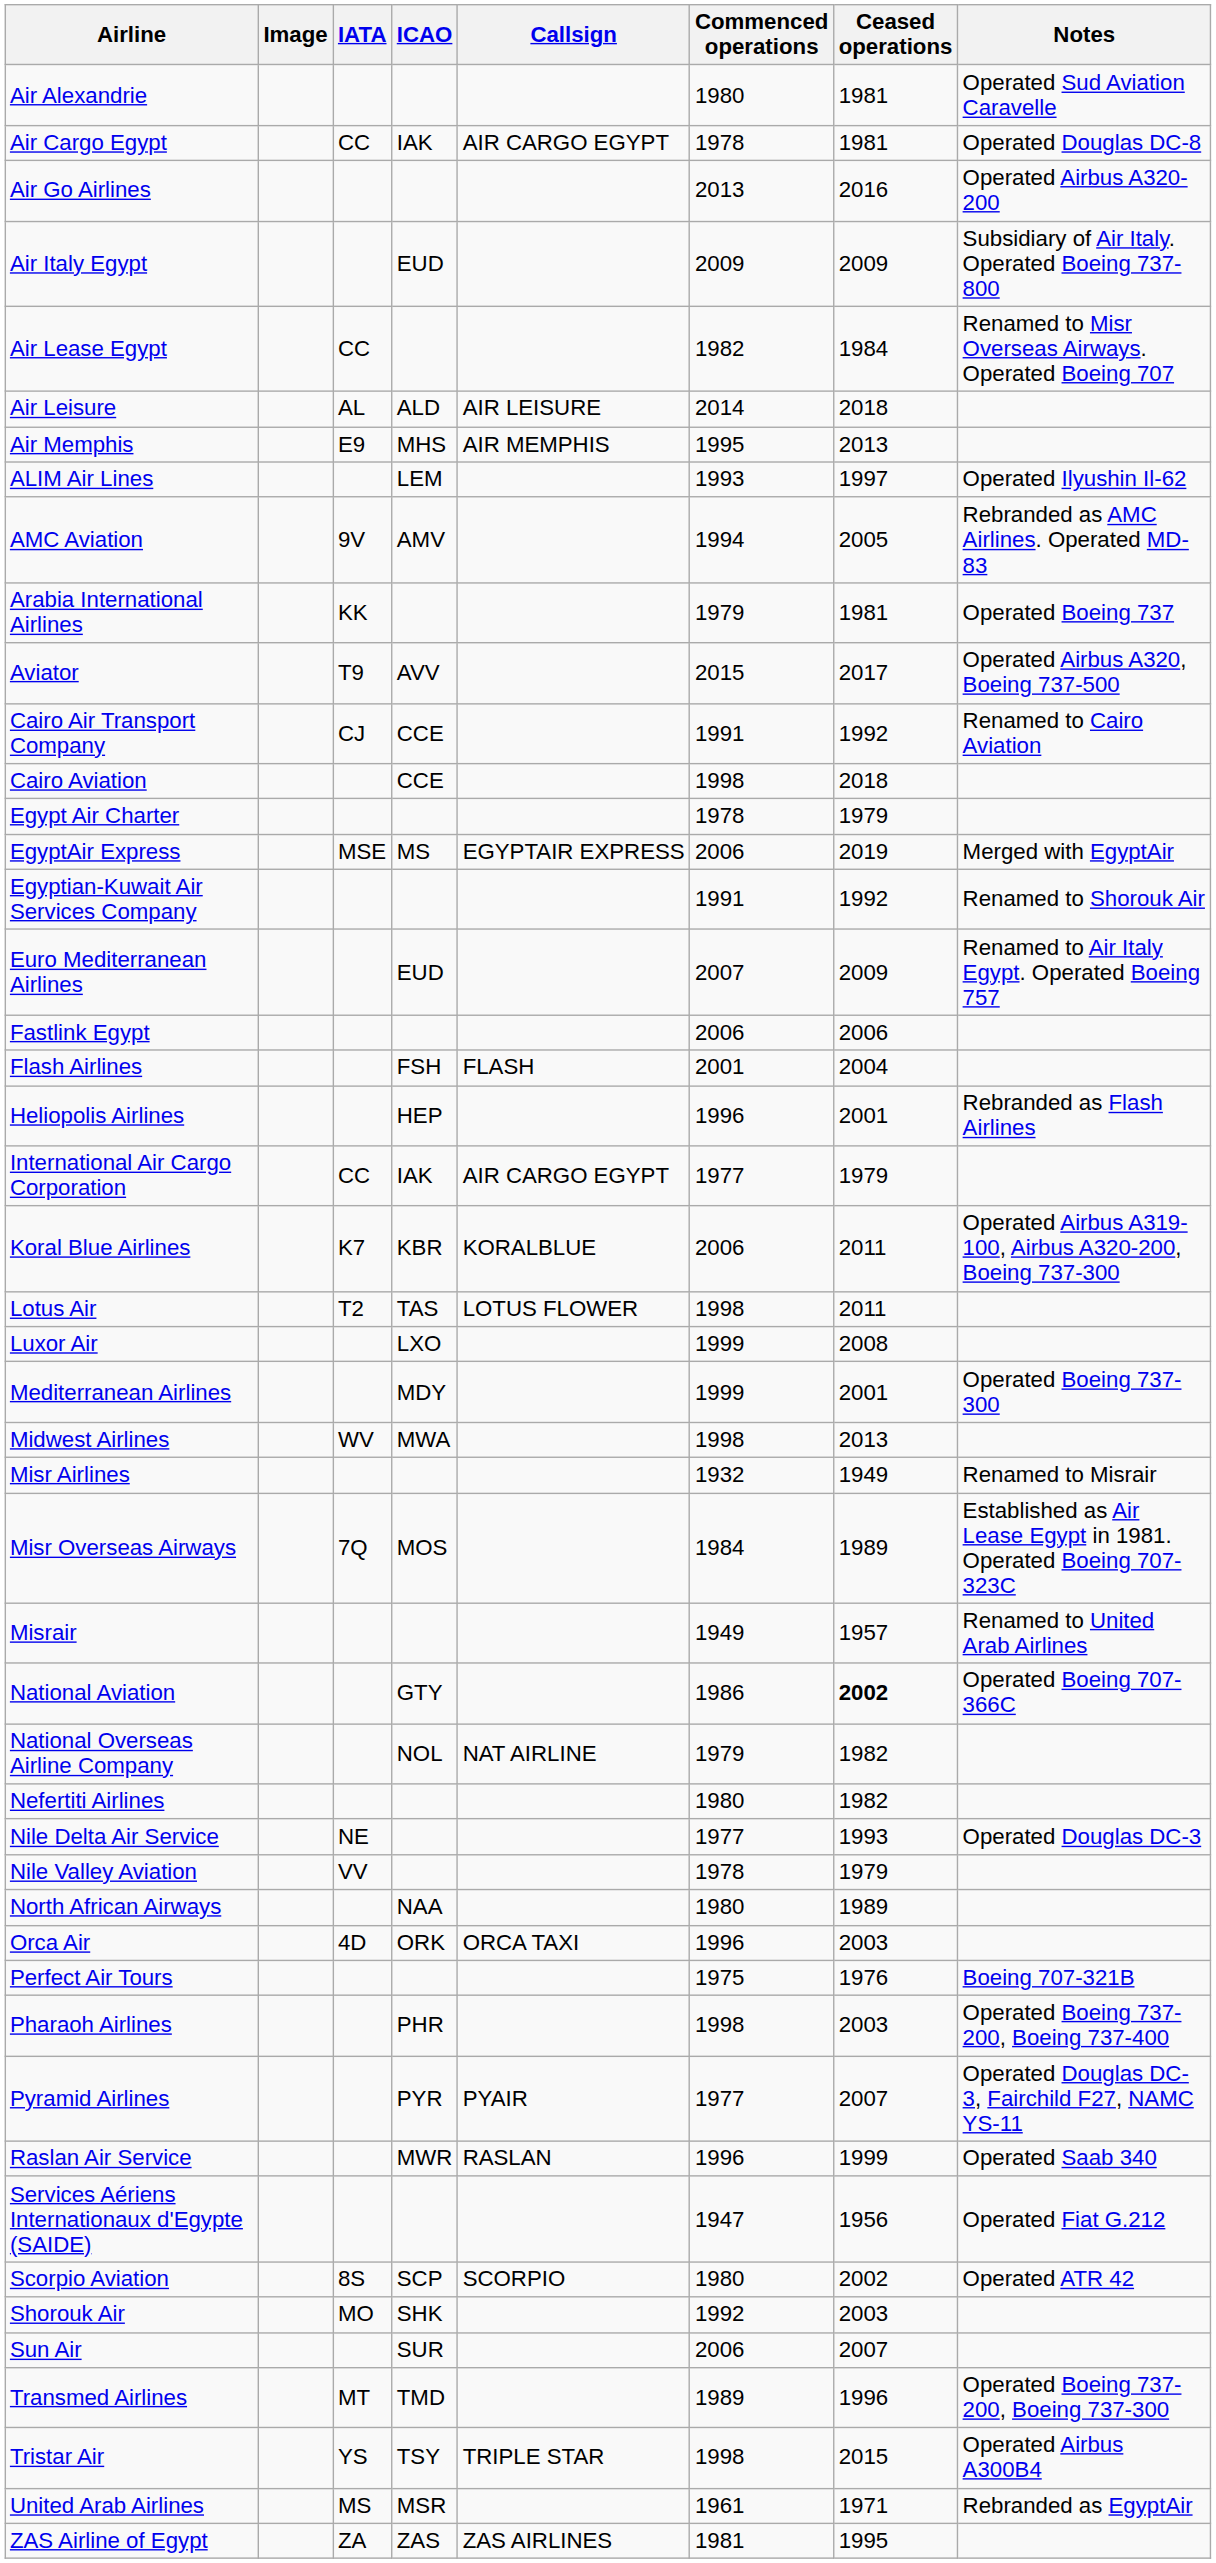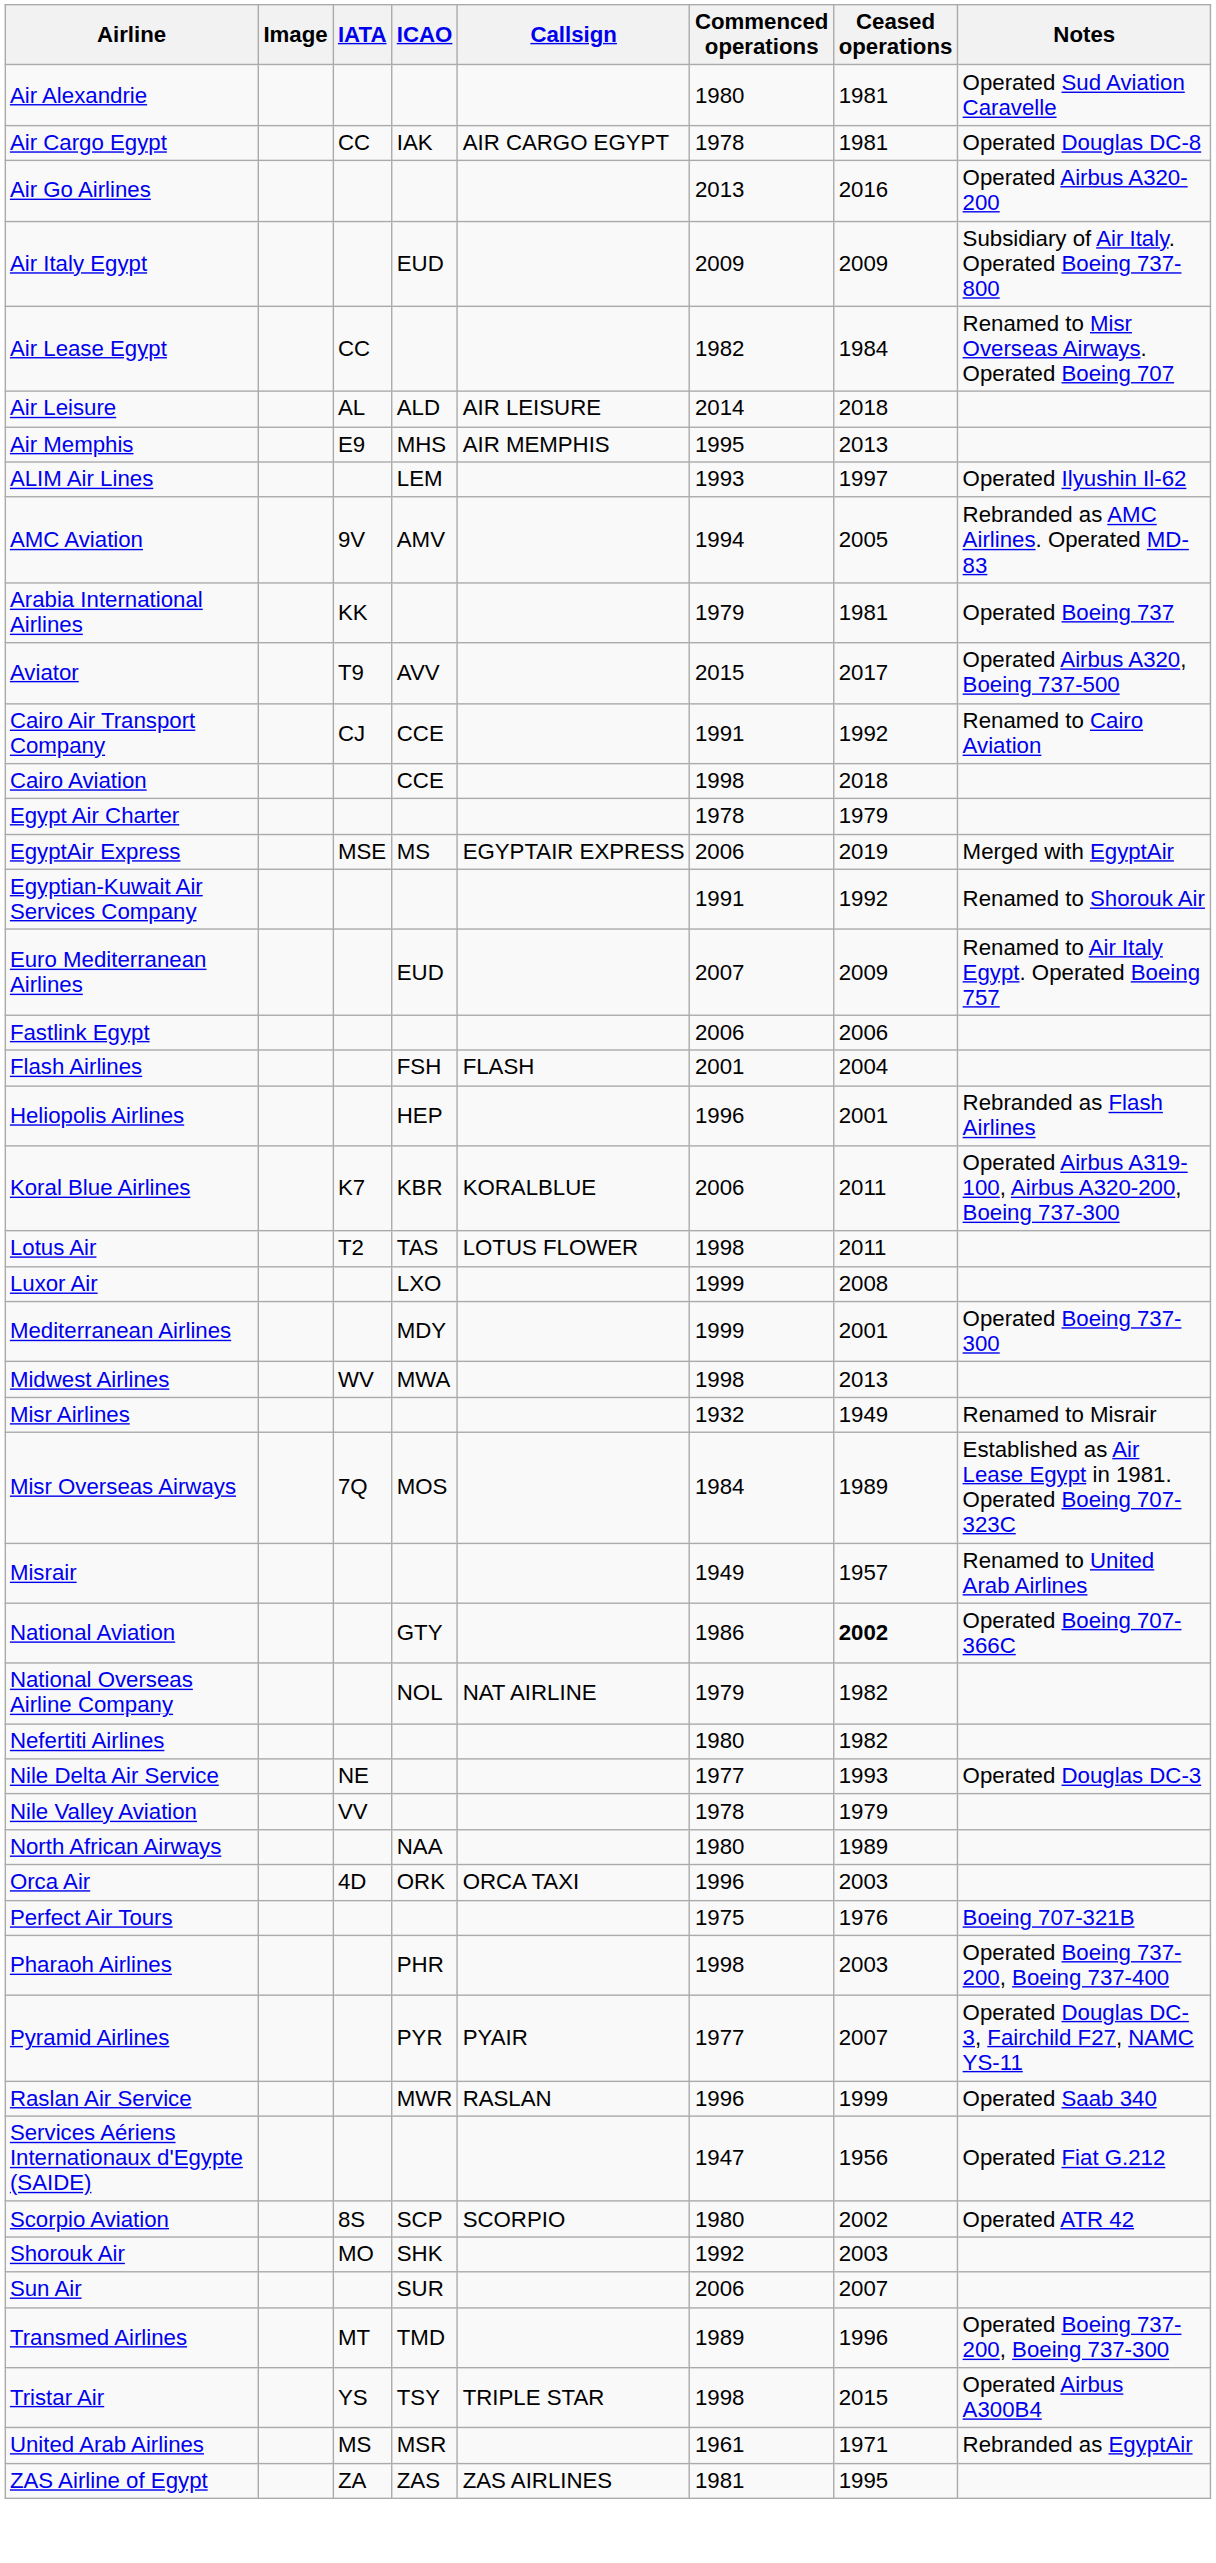- row: (121, 1175)
